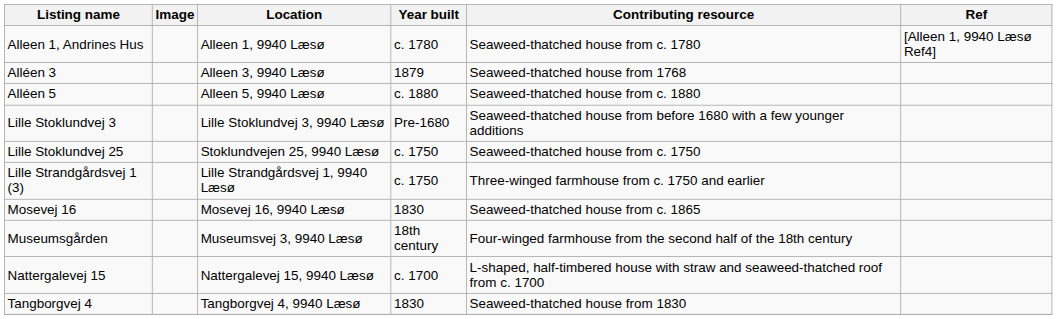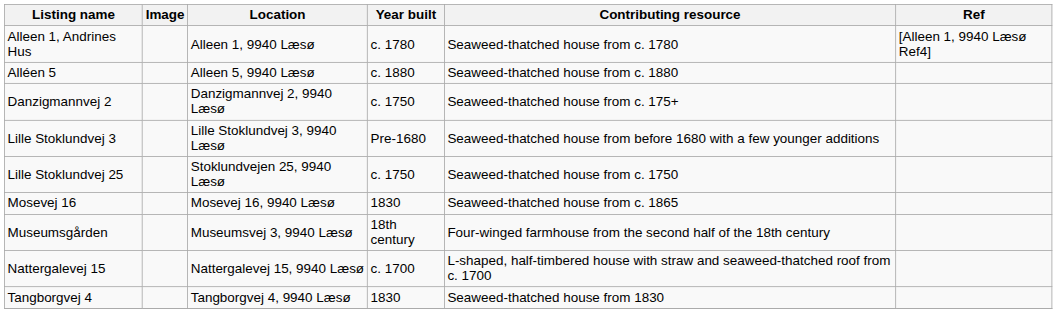- row: (32, 72)
+ row: (59, 101)
- row: (72, 180)
